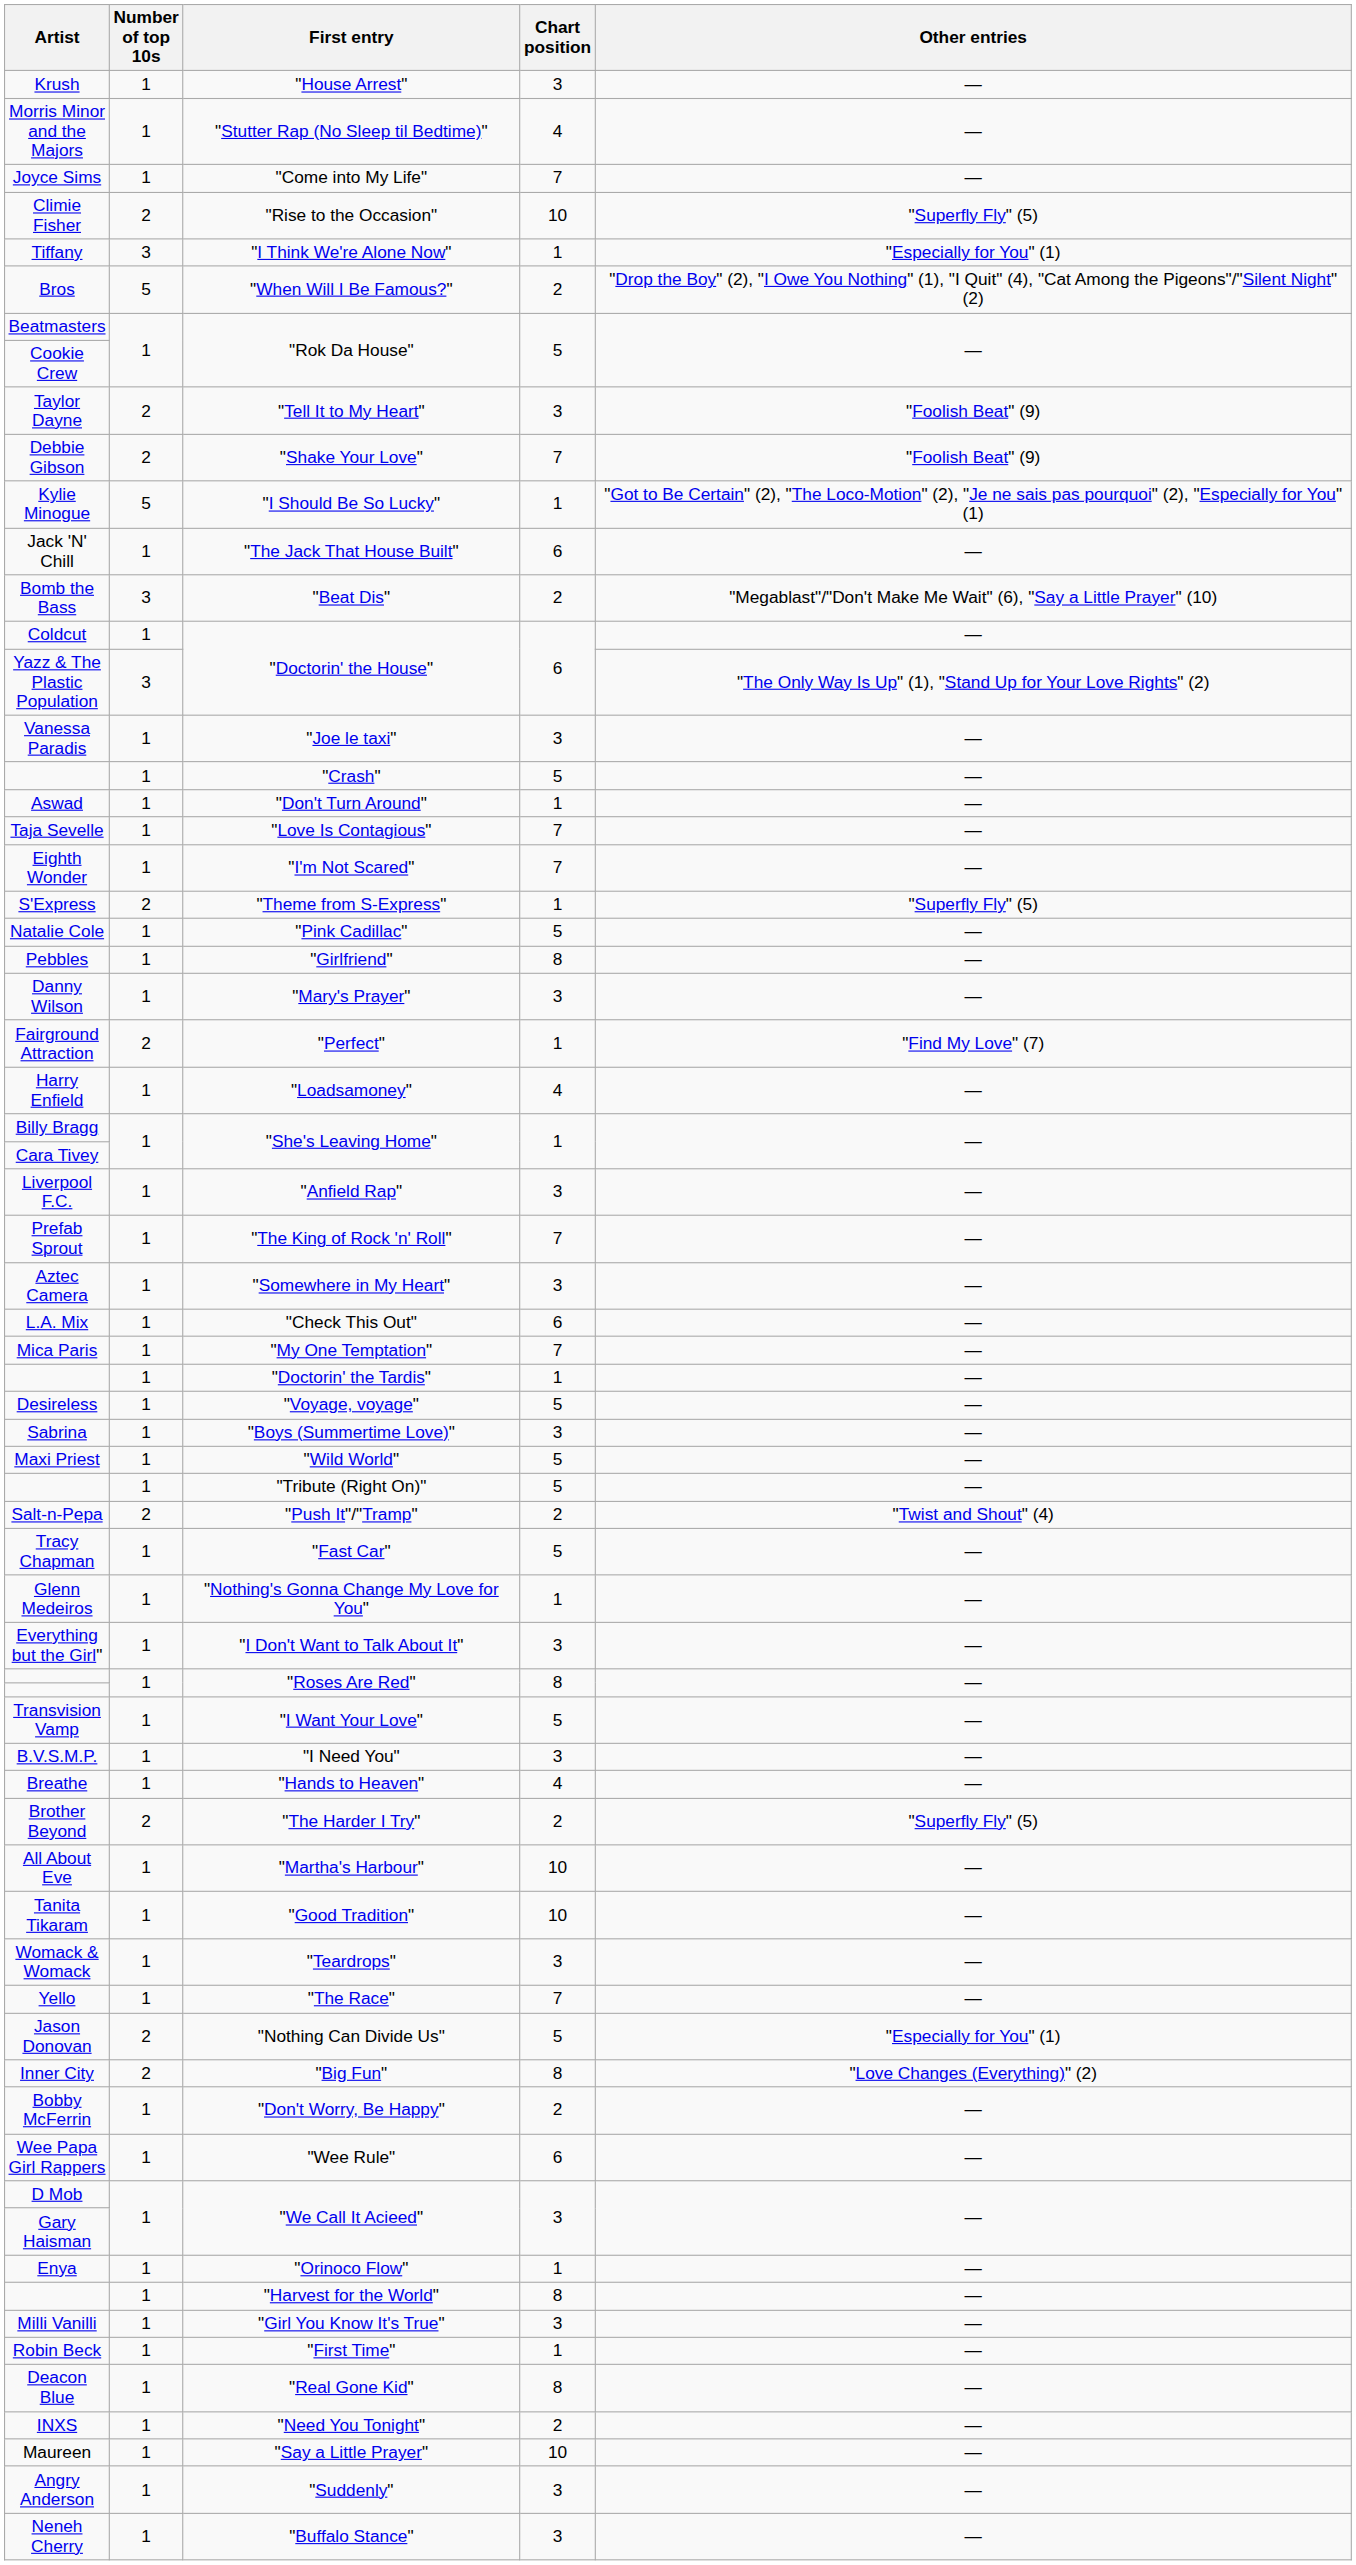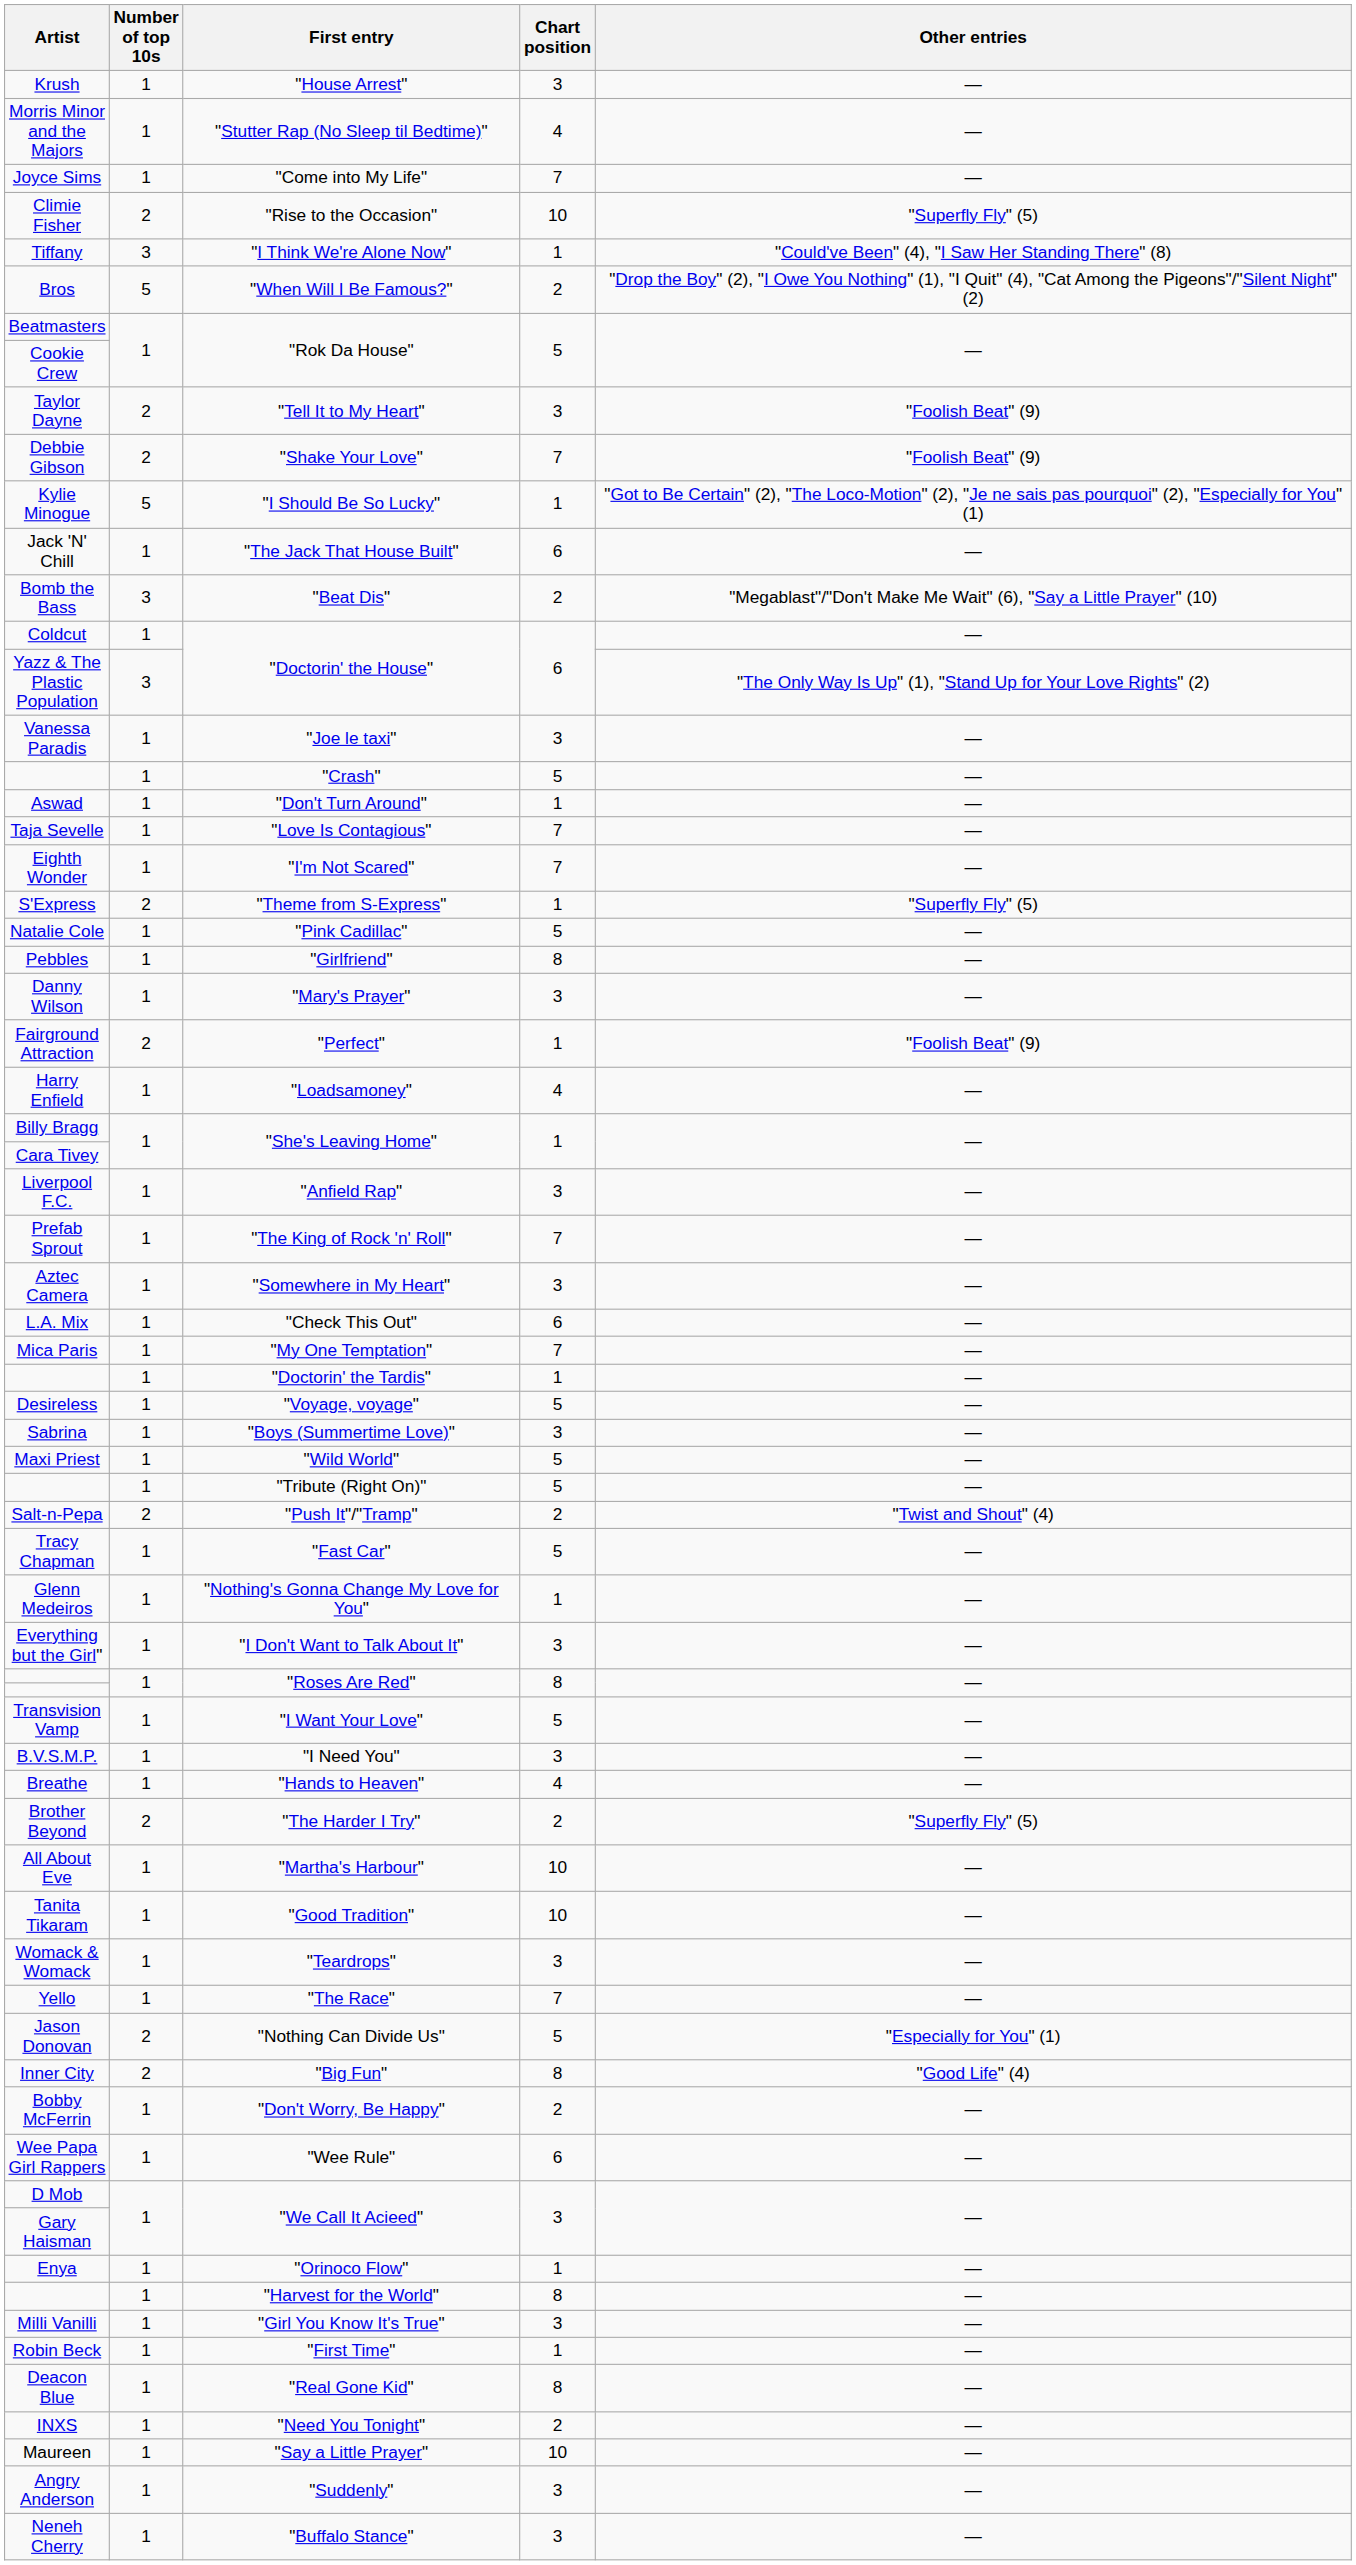(973, 252) "Especially for You" (1) -> (973, 252) "Could've Been" (4), "I Saw Her Standing There" (8)
(973, 1043) "Find My Love" (7) -> (973, 1043) "Foolish Beat" (9)
(973, 2073) "Love Changes (Everything)" (2) -> (973, 2073) "Good Life" (4)
